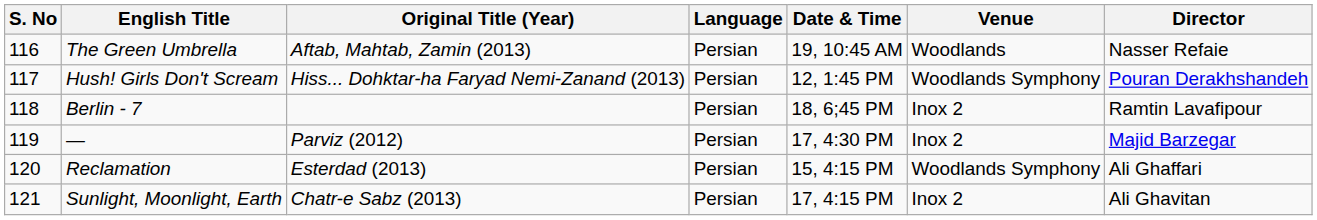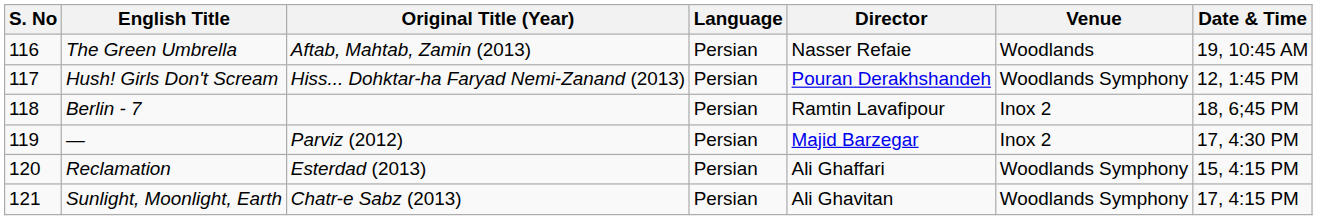columns swapped: (1209, 19) <-> (847, 19)
(937, 199) Inox 2 -> (1094, 199) Woodlands Symphony
